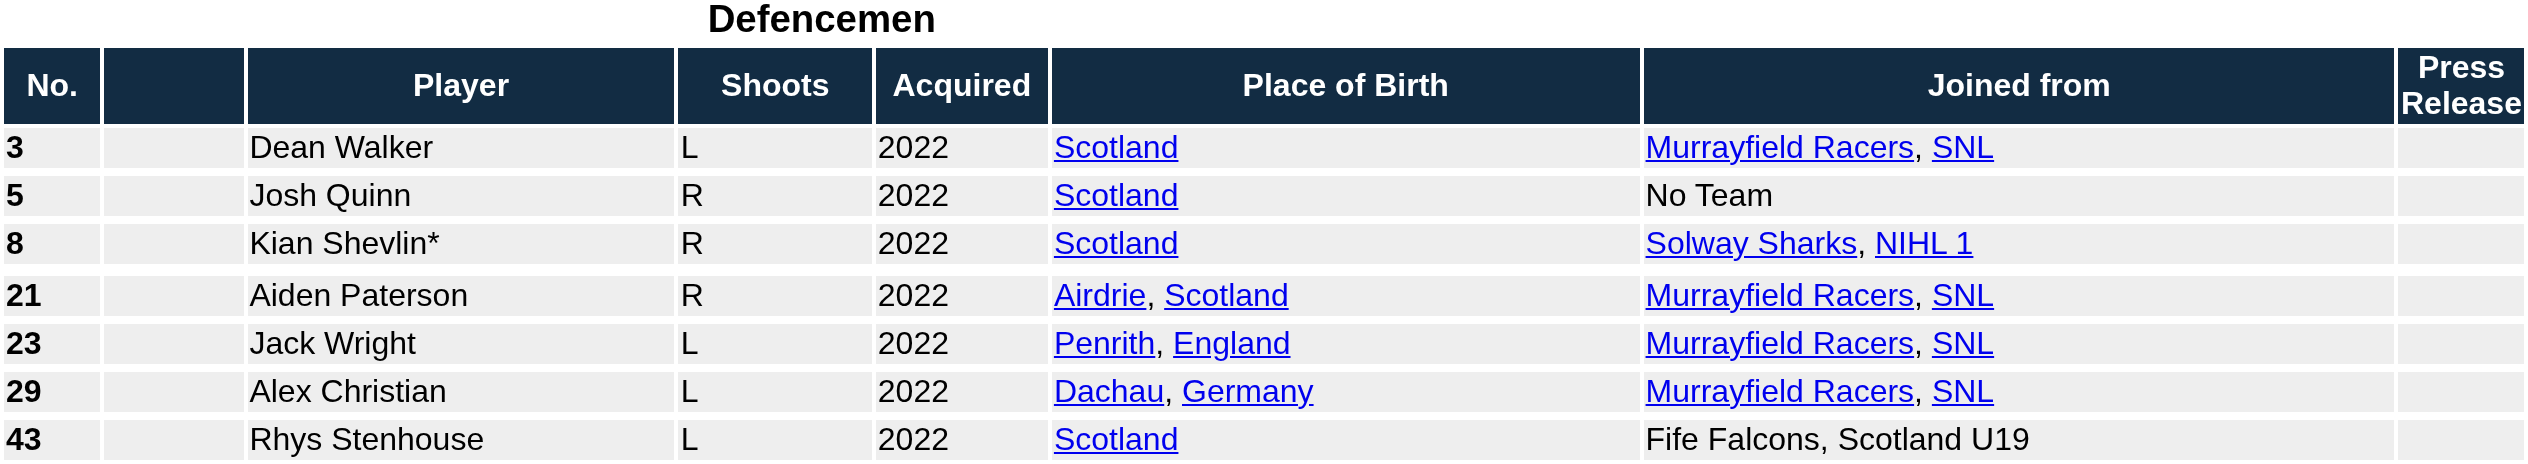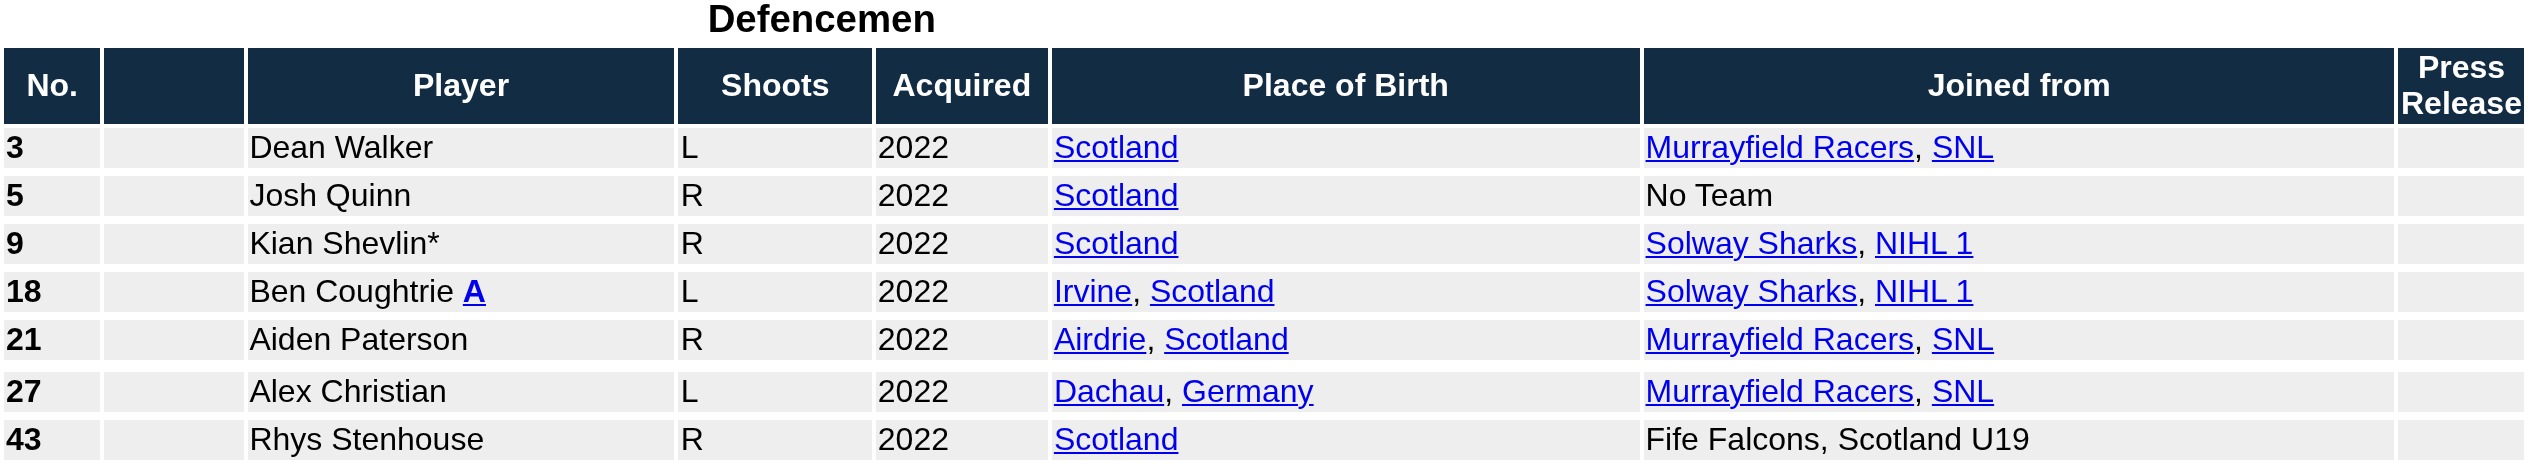(15, 243) 8 -> (15, 243) 9
+ row: (368, 291)
- row: (333, 343)
(24, 391) 29 -> (24, 391) 27
(690, 439) L -> (692, 439) R
